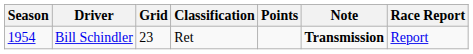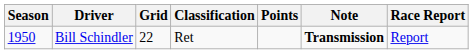(22, 37) 1954 -> (22, 37) 1950
(146, 37) 23 -> (146, 37) 22
